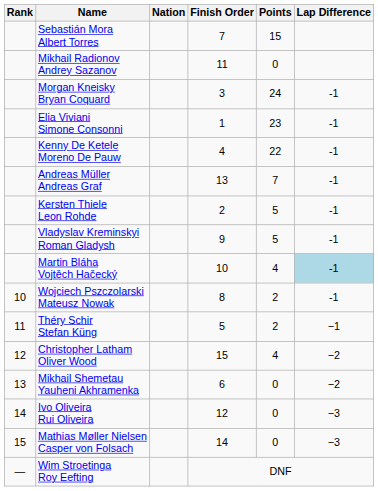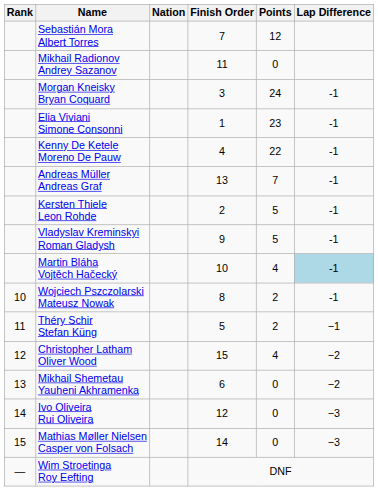(275, 36) 15 -> (275, 36) 12
